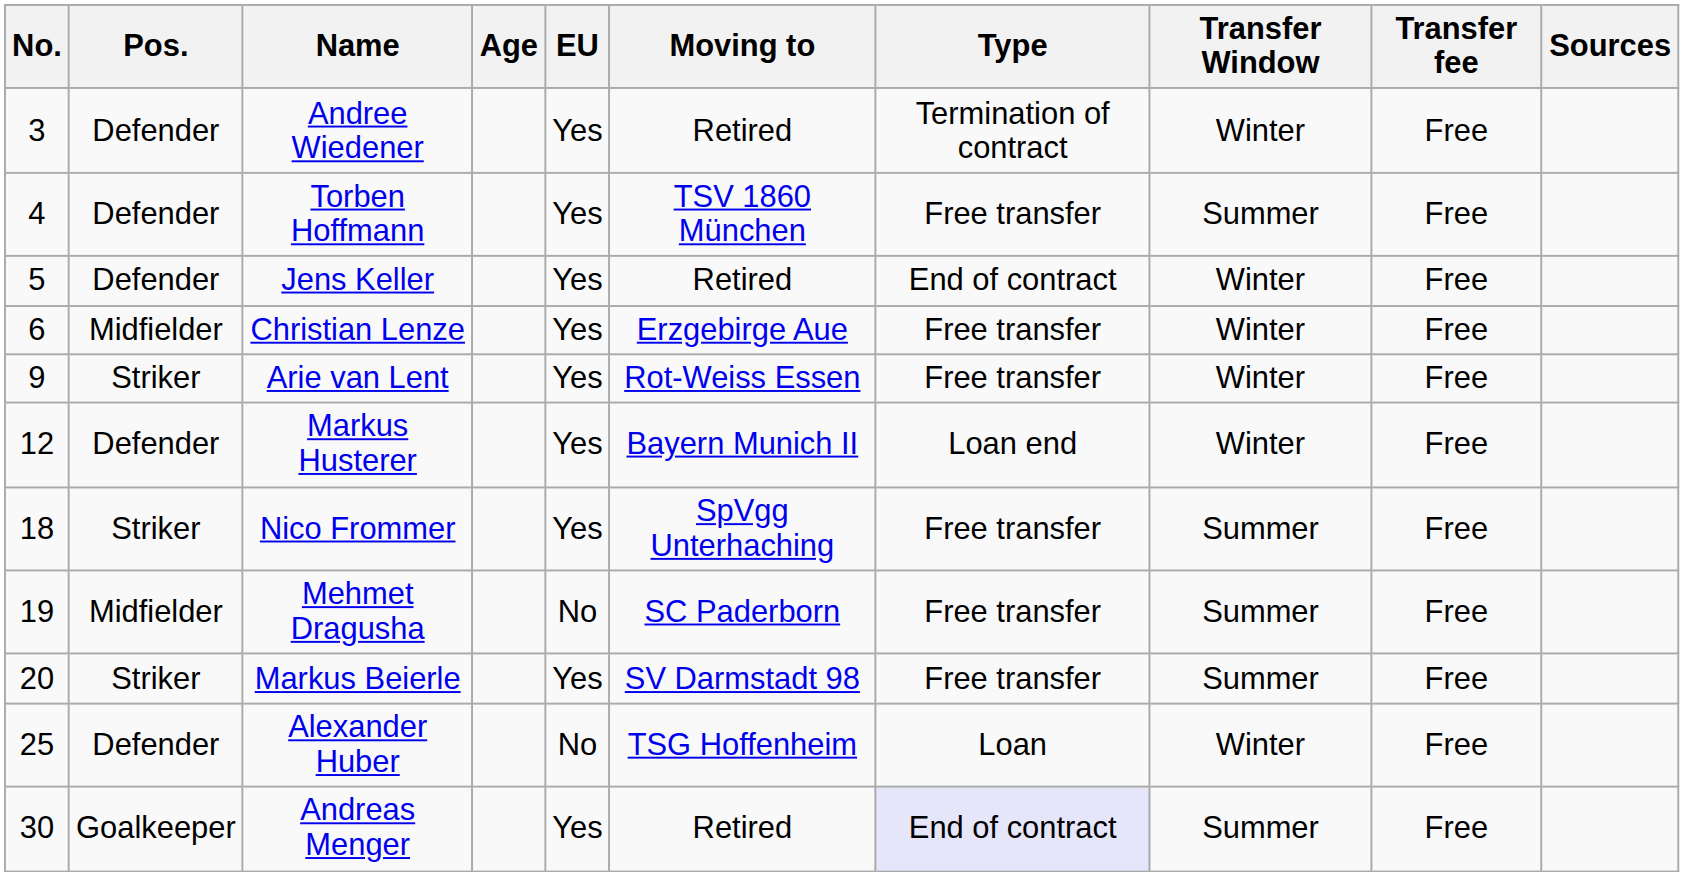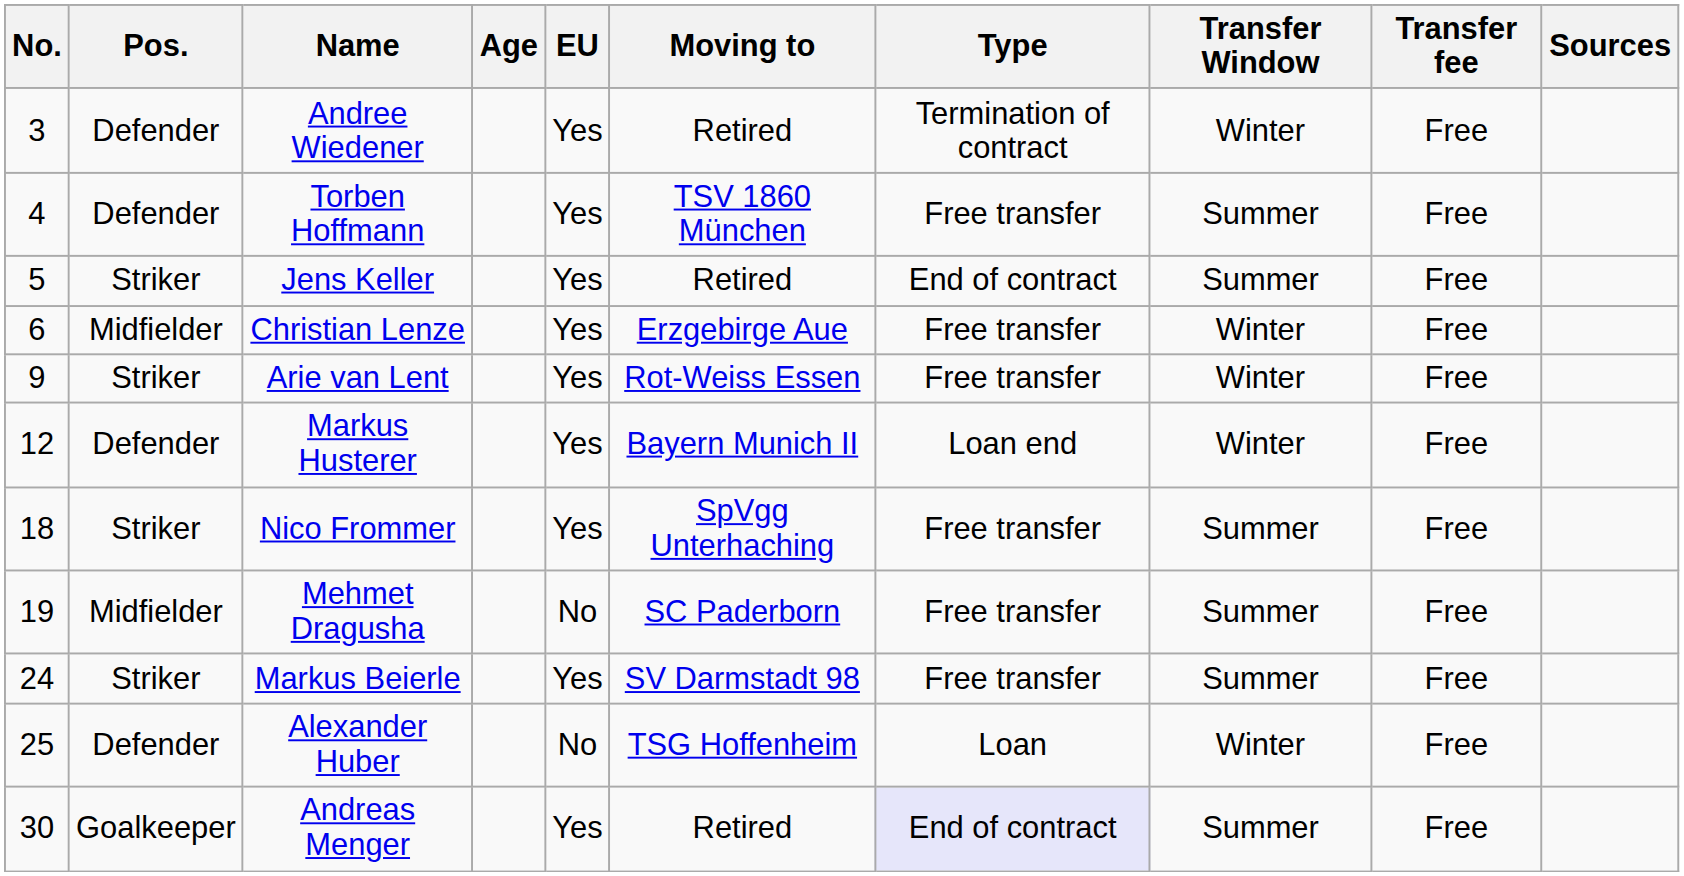(156, 280) Defender -> (156, 280) Striker
(1260, 280) Winter -> (1260, 280) Summer
(37, 678) 20 -> (37, 678) 24
